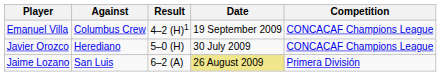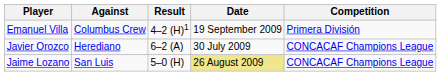(360, 29) CONCACAF Champions League -> (323, 29) Primera División
(167, 47) 5–0 (H) -> (167, 47) 6–2 (A)
(167, 63) 6–2 (A) -> (167, 63) 5–0 (H)
(323, 63) Primera División -> (360, 63) CONCACAF Champions League
